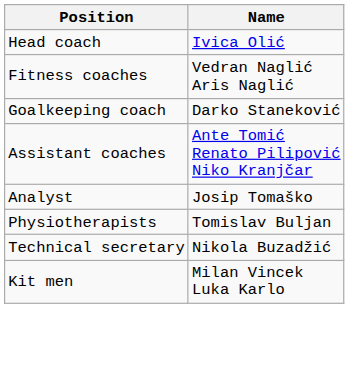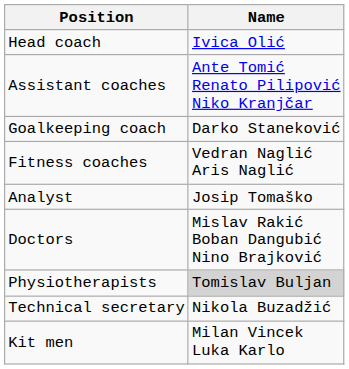rows swapped: (87, 154) <-> (78, 77)
+ row: (41, 240)
(262, 222) no background -> (262, 283) lightgrey background
